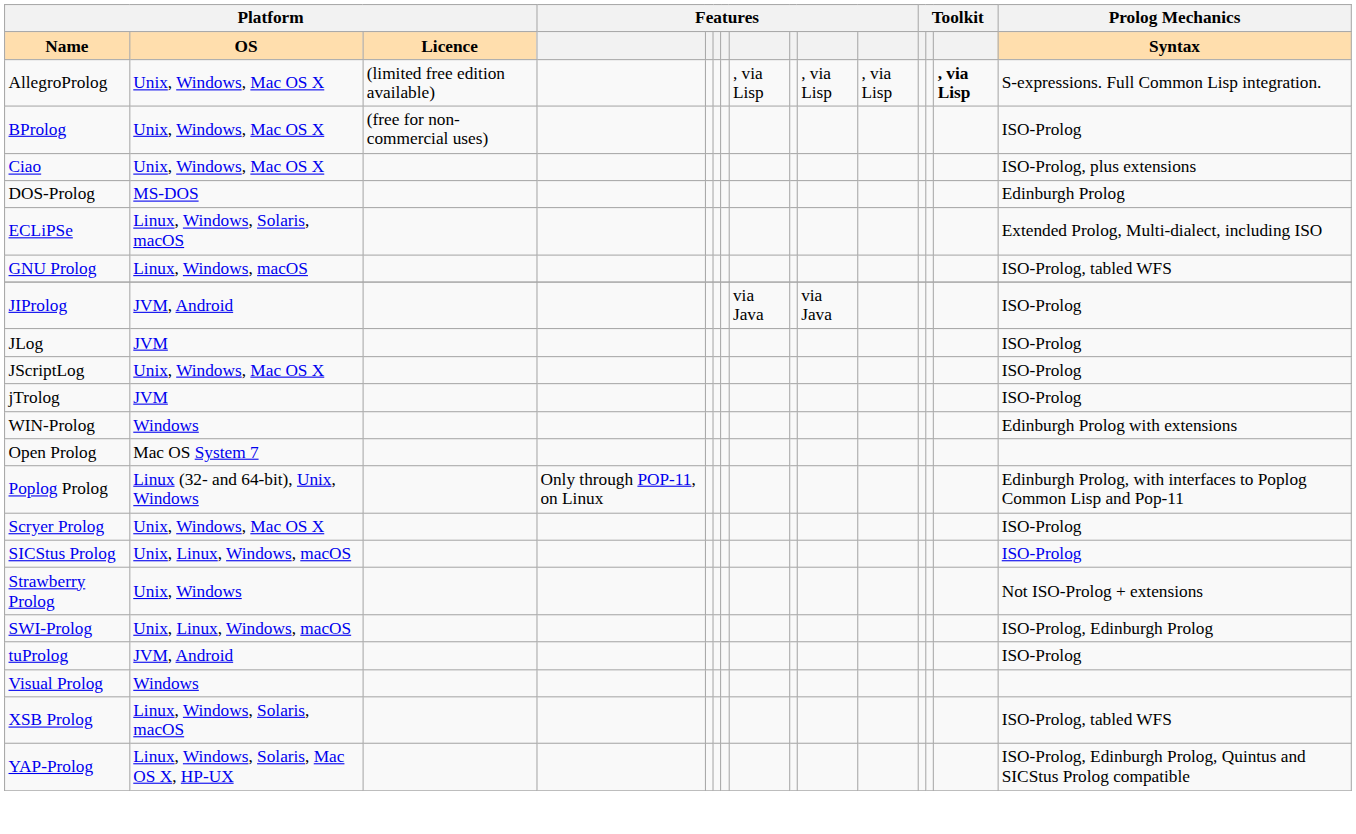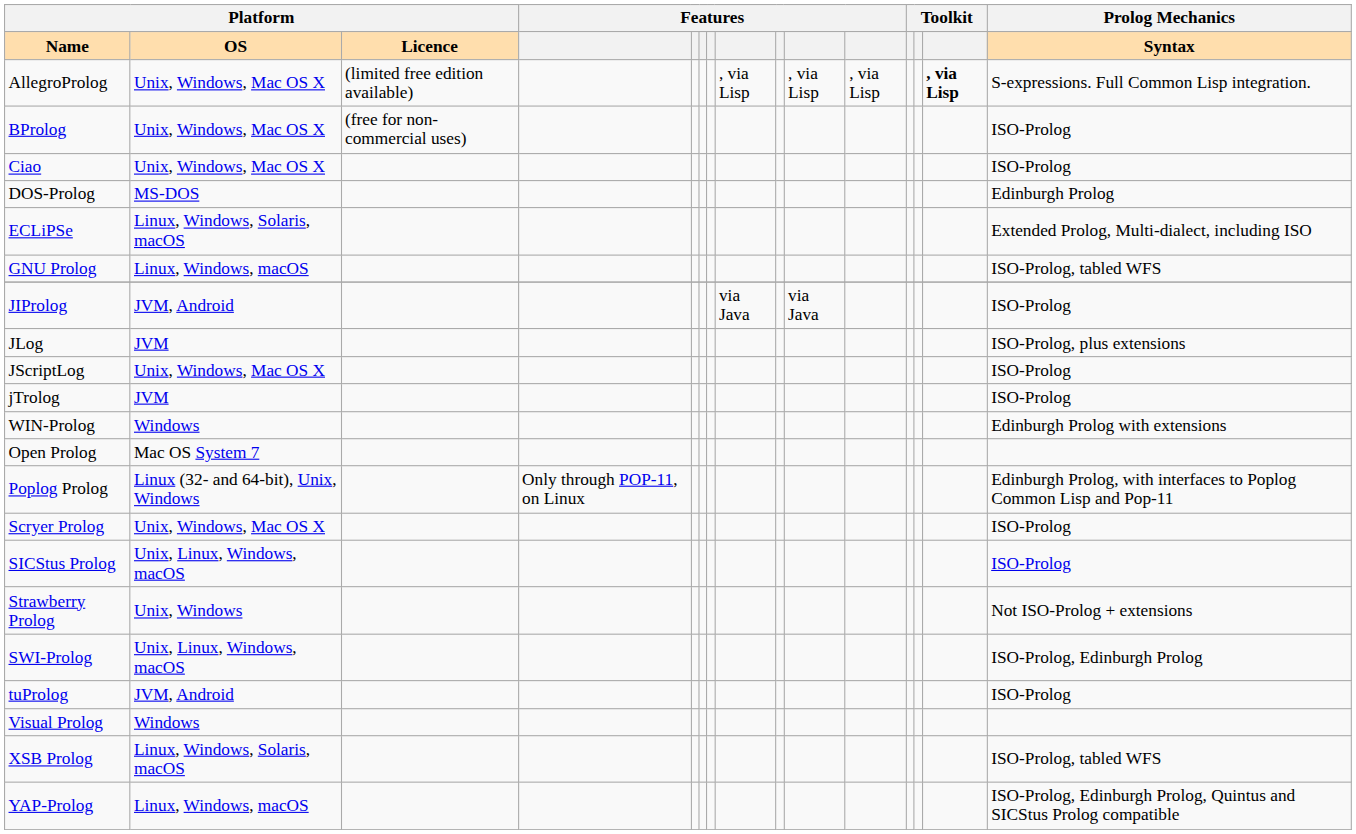(1099, 166) ISO-Prolog, plus extensions -> (1031, 166) ISO-Prolog
(1042, 342) ISO-Prolog -> (1088, 342) ISO-Prolog, plus extensions
(239, 766) Linux, Windows, Solaris, Mac OS X, HP-UX -> (221, 805) Linux, Windows, macOS
